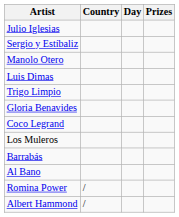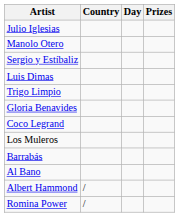rows swapped: (42, 44) <-> (35, 60)
rows swapped: (37, 188) <-> (42, 204)
